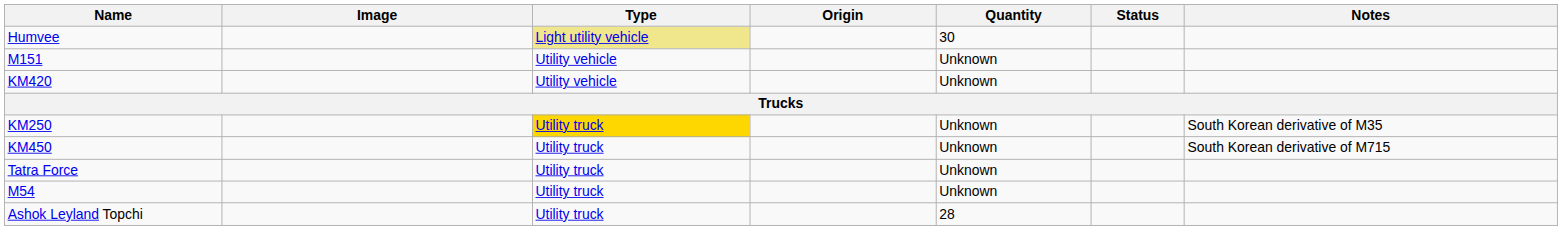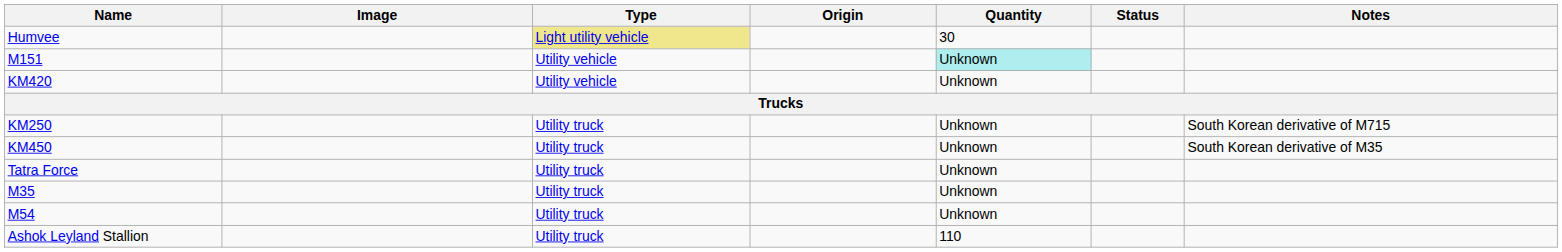(968, 59) no background -> (968, 59) paleturquoise background
(570, 125) gold background -> (570, 125) no background
(1285, 125) South Korean derivative of M35 -> (1289, 125) South Korean derivative of M715
(1289, 147) South Korean derivative of M715 -> (1285, 147) South Korean derivative of M35
+ row: (21, 192)
+ row: (78, 236)
- row: (75, 214)
